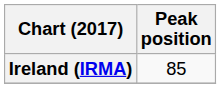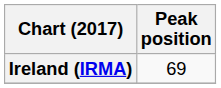(176, 68) 85 -> (176, 68) 69
